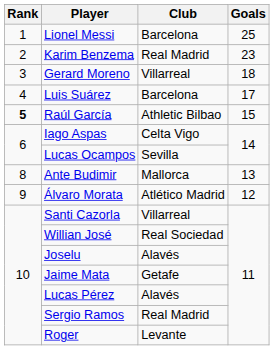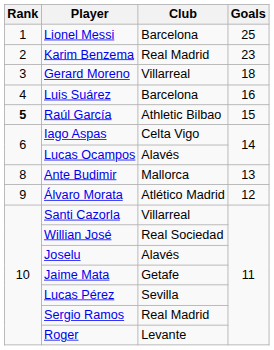(248, 94) 17 -> (248, 94) 16
(160, 154) Sevilla -> (160, 154) Alavés
(160, 295) Alavés -> (160, 295) Sevilla
